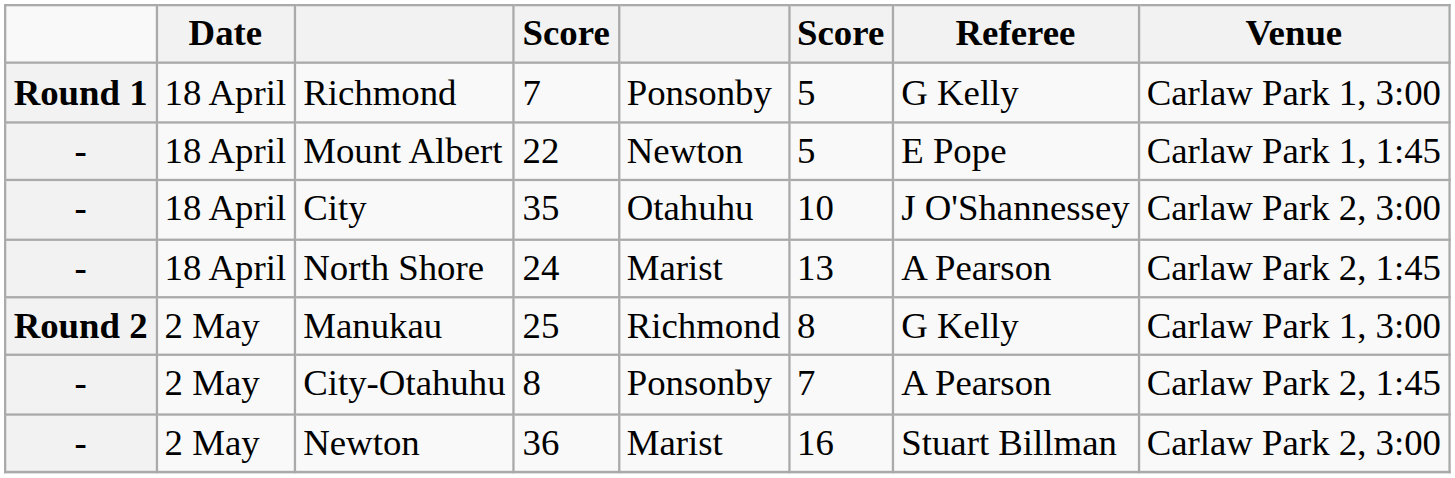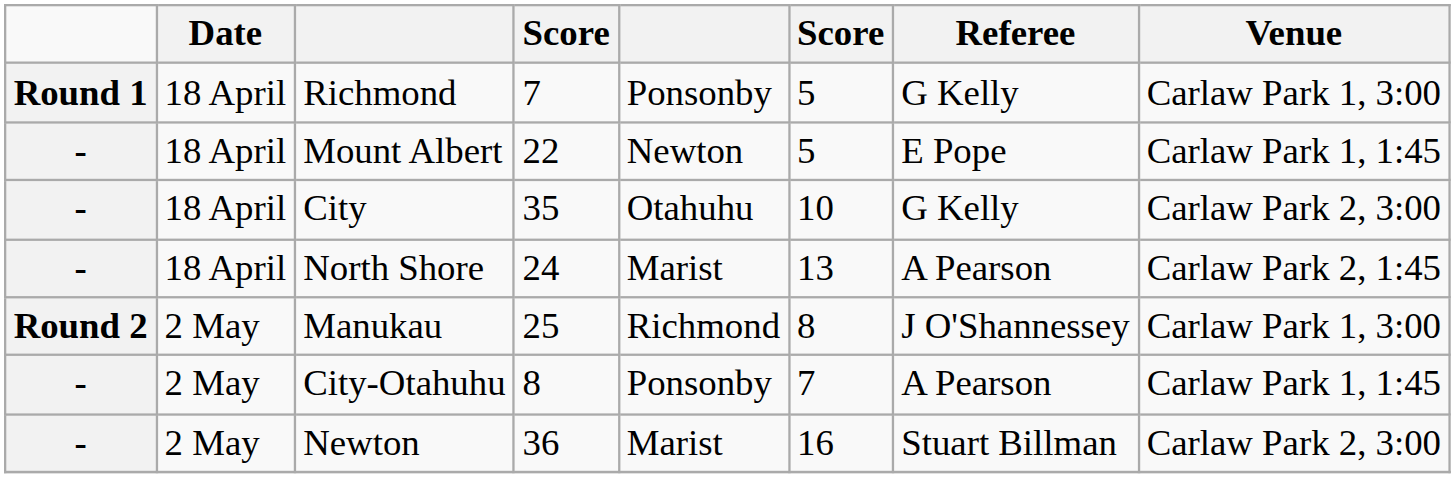(1015, 208) J O'Shannessey -> (960, 208) G Kelly
(960, 325) G Kelly -> (1015, 325) J O'Shannessey
(1294, 383) Carlaw Park 2, 1:45 -> (1294, 383) Carlaw Park 1, 1:45
